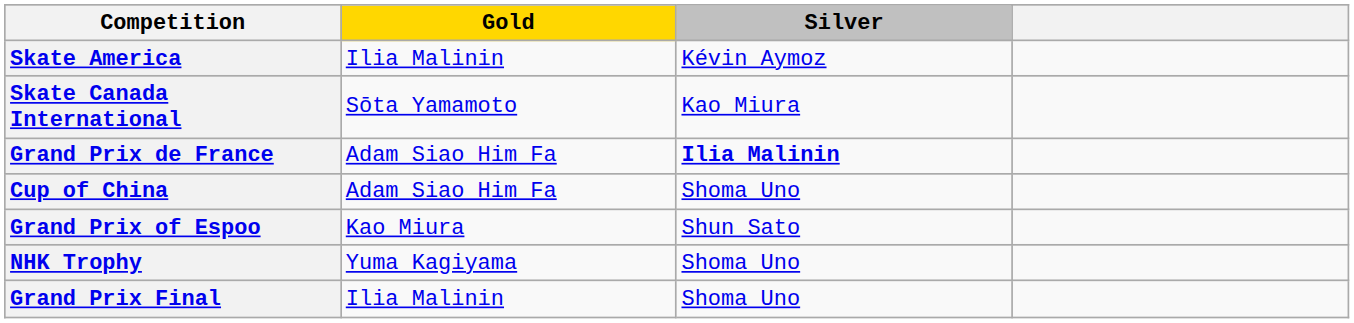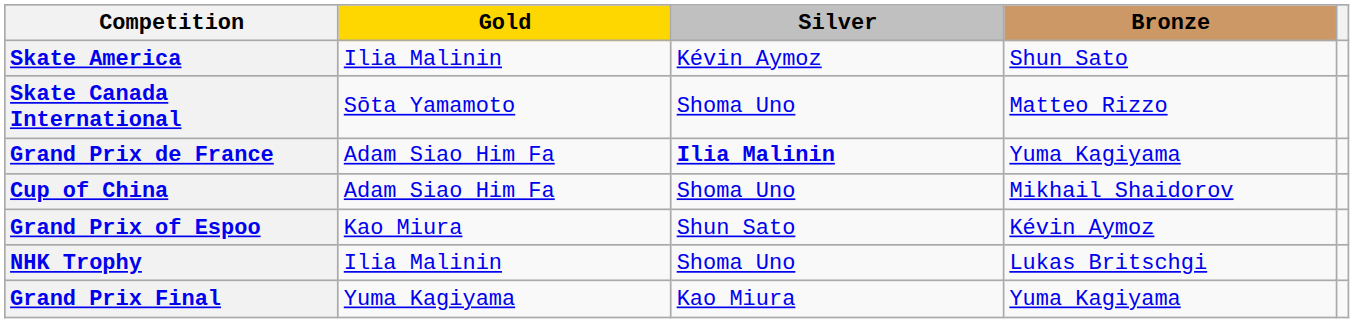+ column: (1171, 23)
(741, 107) Kao Miura -> (736, 107) Shoma Uno
(431, 263) Yuma Kagiyama -> (423, 263) Ilia Malinin
(425, 299) Ilia Malinin -> (429, 299) Yuma Kagiyama
(741, 299) Shoma Uno -> (736, 299) Kao Miura
